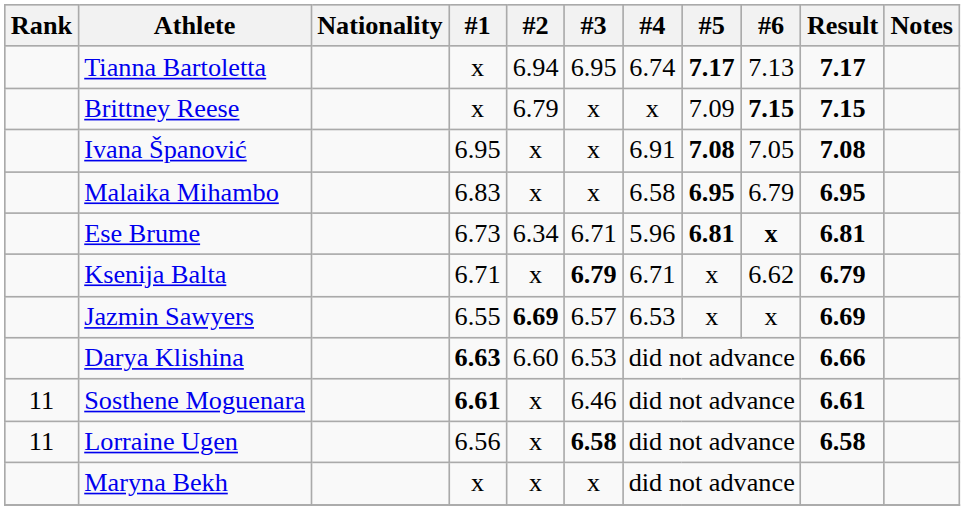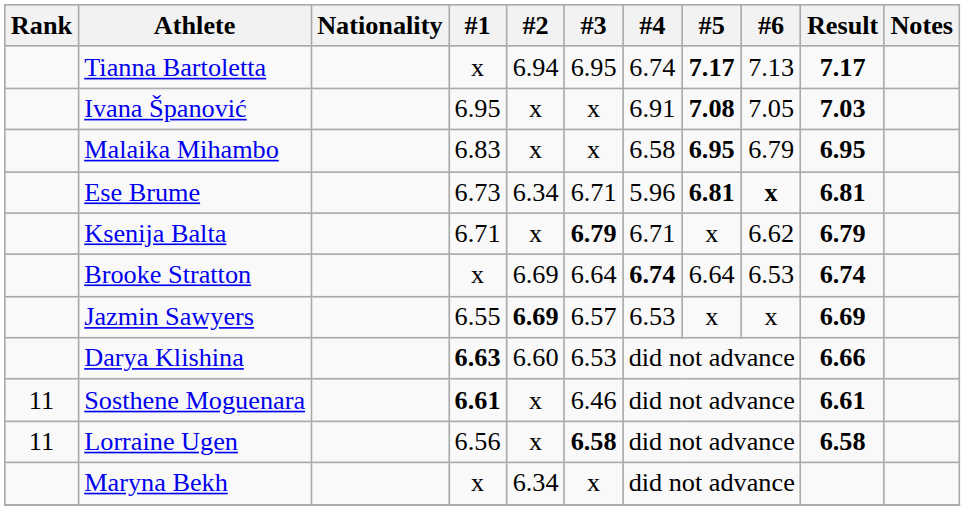- row: (162, 108)
(843, 150) 7.08 -> (843, 108) 7.03
+ row: (168, 274)
(536, 483) x -> (536, 483) 6.34
